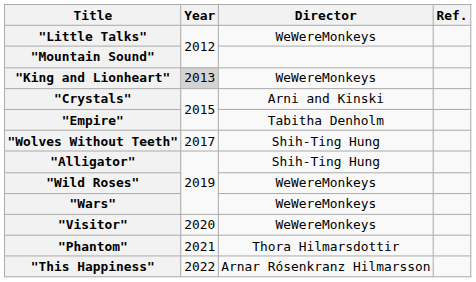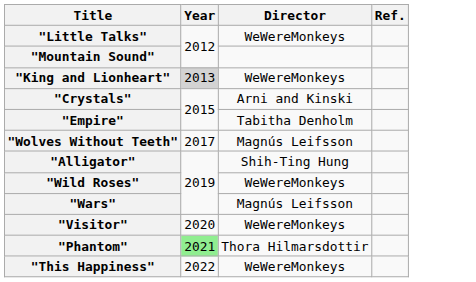(326, 141) Shih-Ting Hung -> (295, 141) Magnús Leifsson
(326, 204) WeWereMonkeys -> (295, 204) Magnús Leifsson
(200, 246) no background -> (200, 246) lightgreen background
(326, 267) Arnar Rósenkranz Hilmarsson -> (295, 267) WeWereMonkeys
